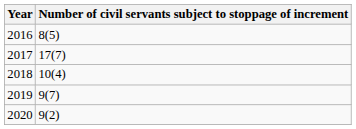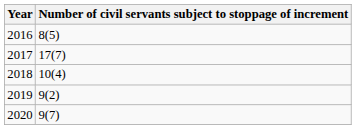(49, 94) 9(7) -> (49, 94) 9(2)
(49, 114) 9(2) -> (49, 114) 9(7)
